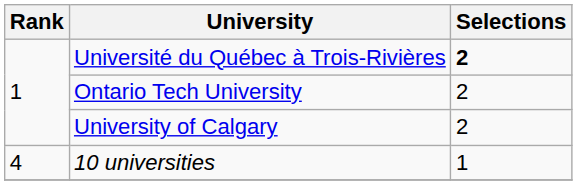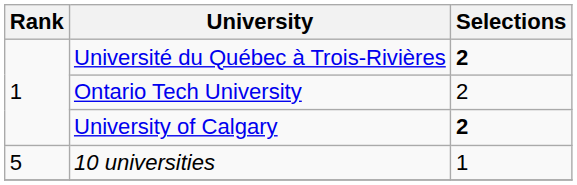(462, 127) normal -> (462, 127) bold
(16, 162) 4 -> (16, 162) 5
